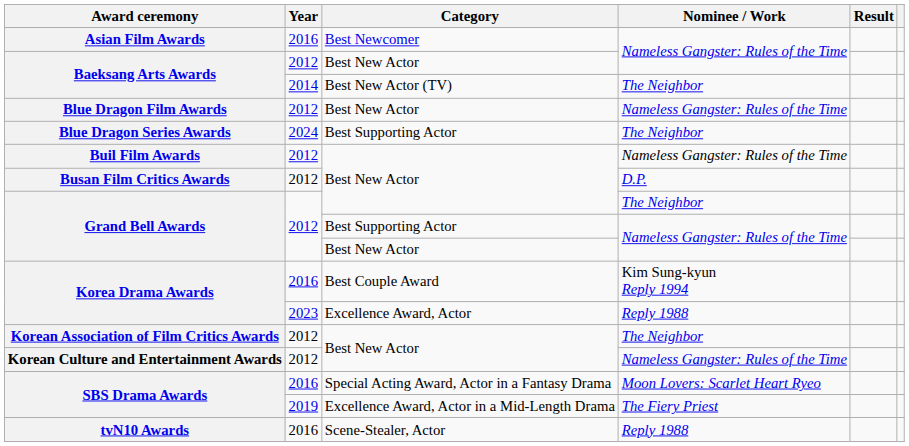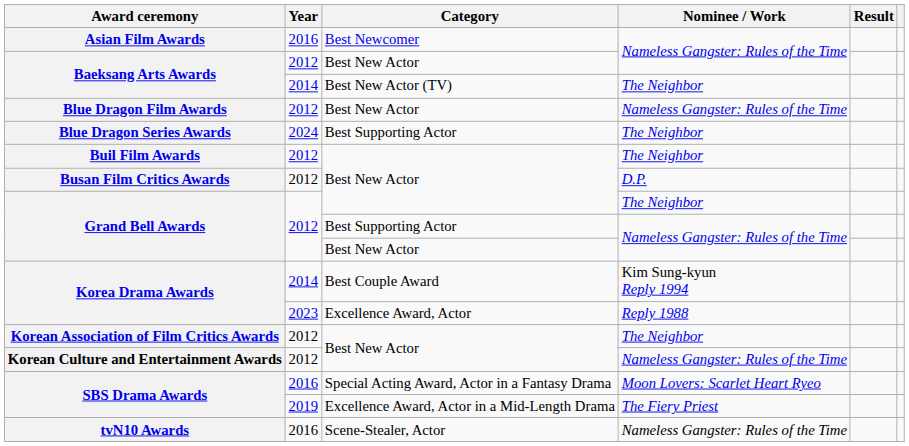(734, 156) Nameless Gangster: Rules of the Time -> (662, 156) The Neighbor
(303, 281) 2016 -> (303, 281) 2014
(655, 429) Reply 1988 -> (734, 429) Nameless Gangster: Rules of the Time
